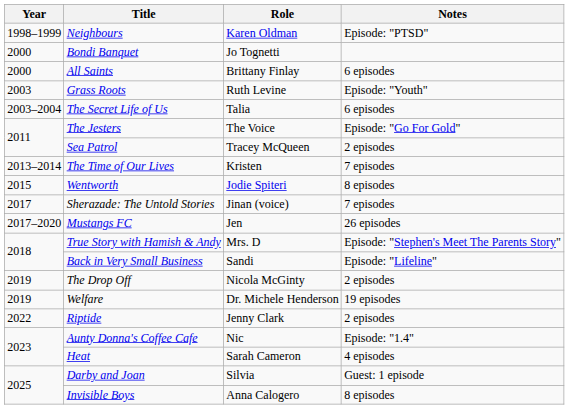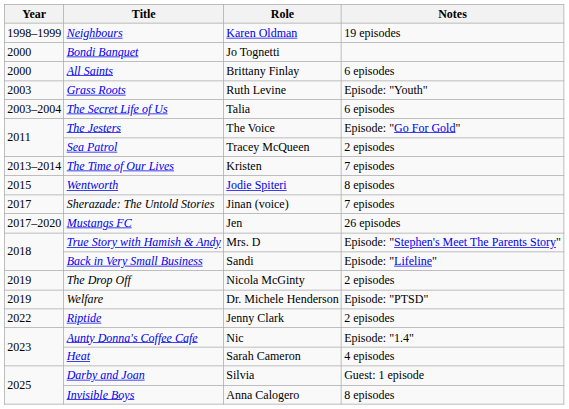(386, 33) Episode: "PTSD" -> (372, 33) 19 episodes
(372, 299) 19 episodes -> (386, 299) Episode: "PTSD"
